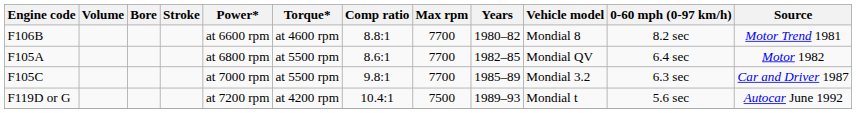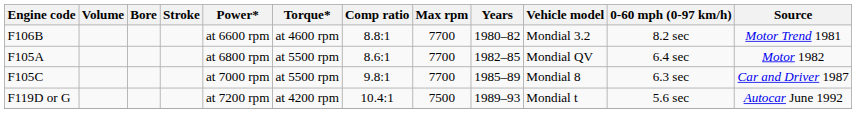(553, 35) Mondial 8 -> (558, 35) Mondial 3.2
(558, 77) Mondial 3.2 -> (553, 77) Mondial 8
